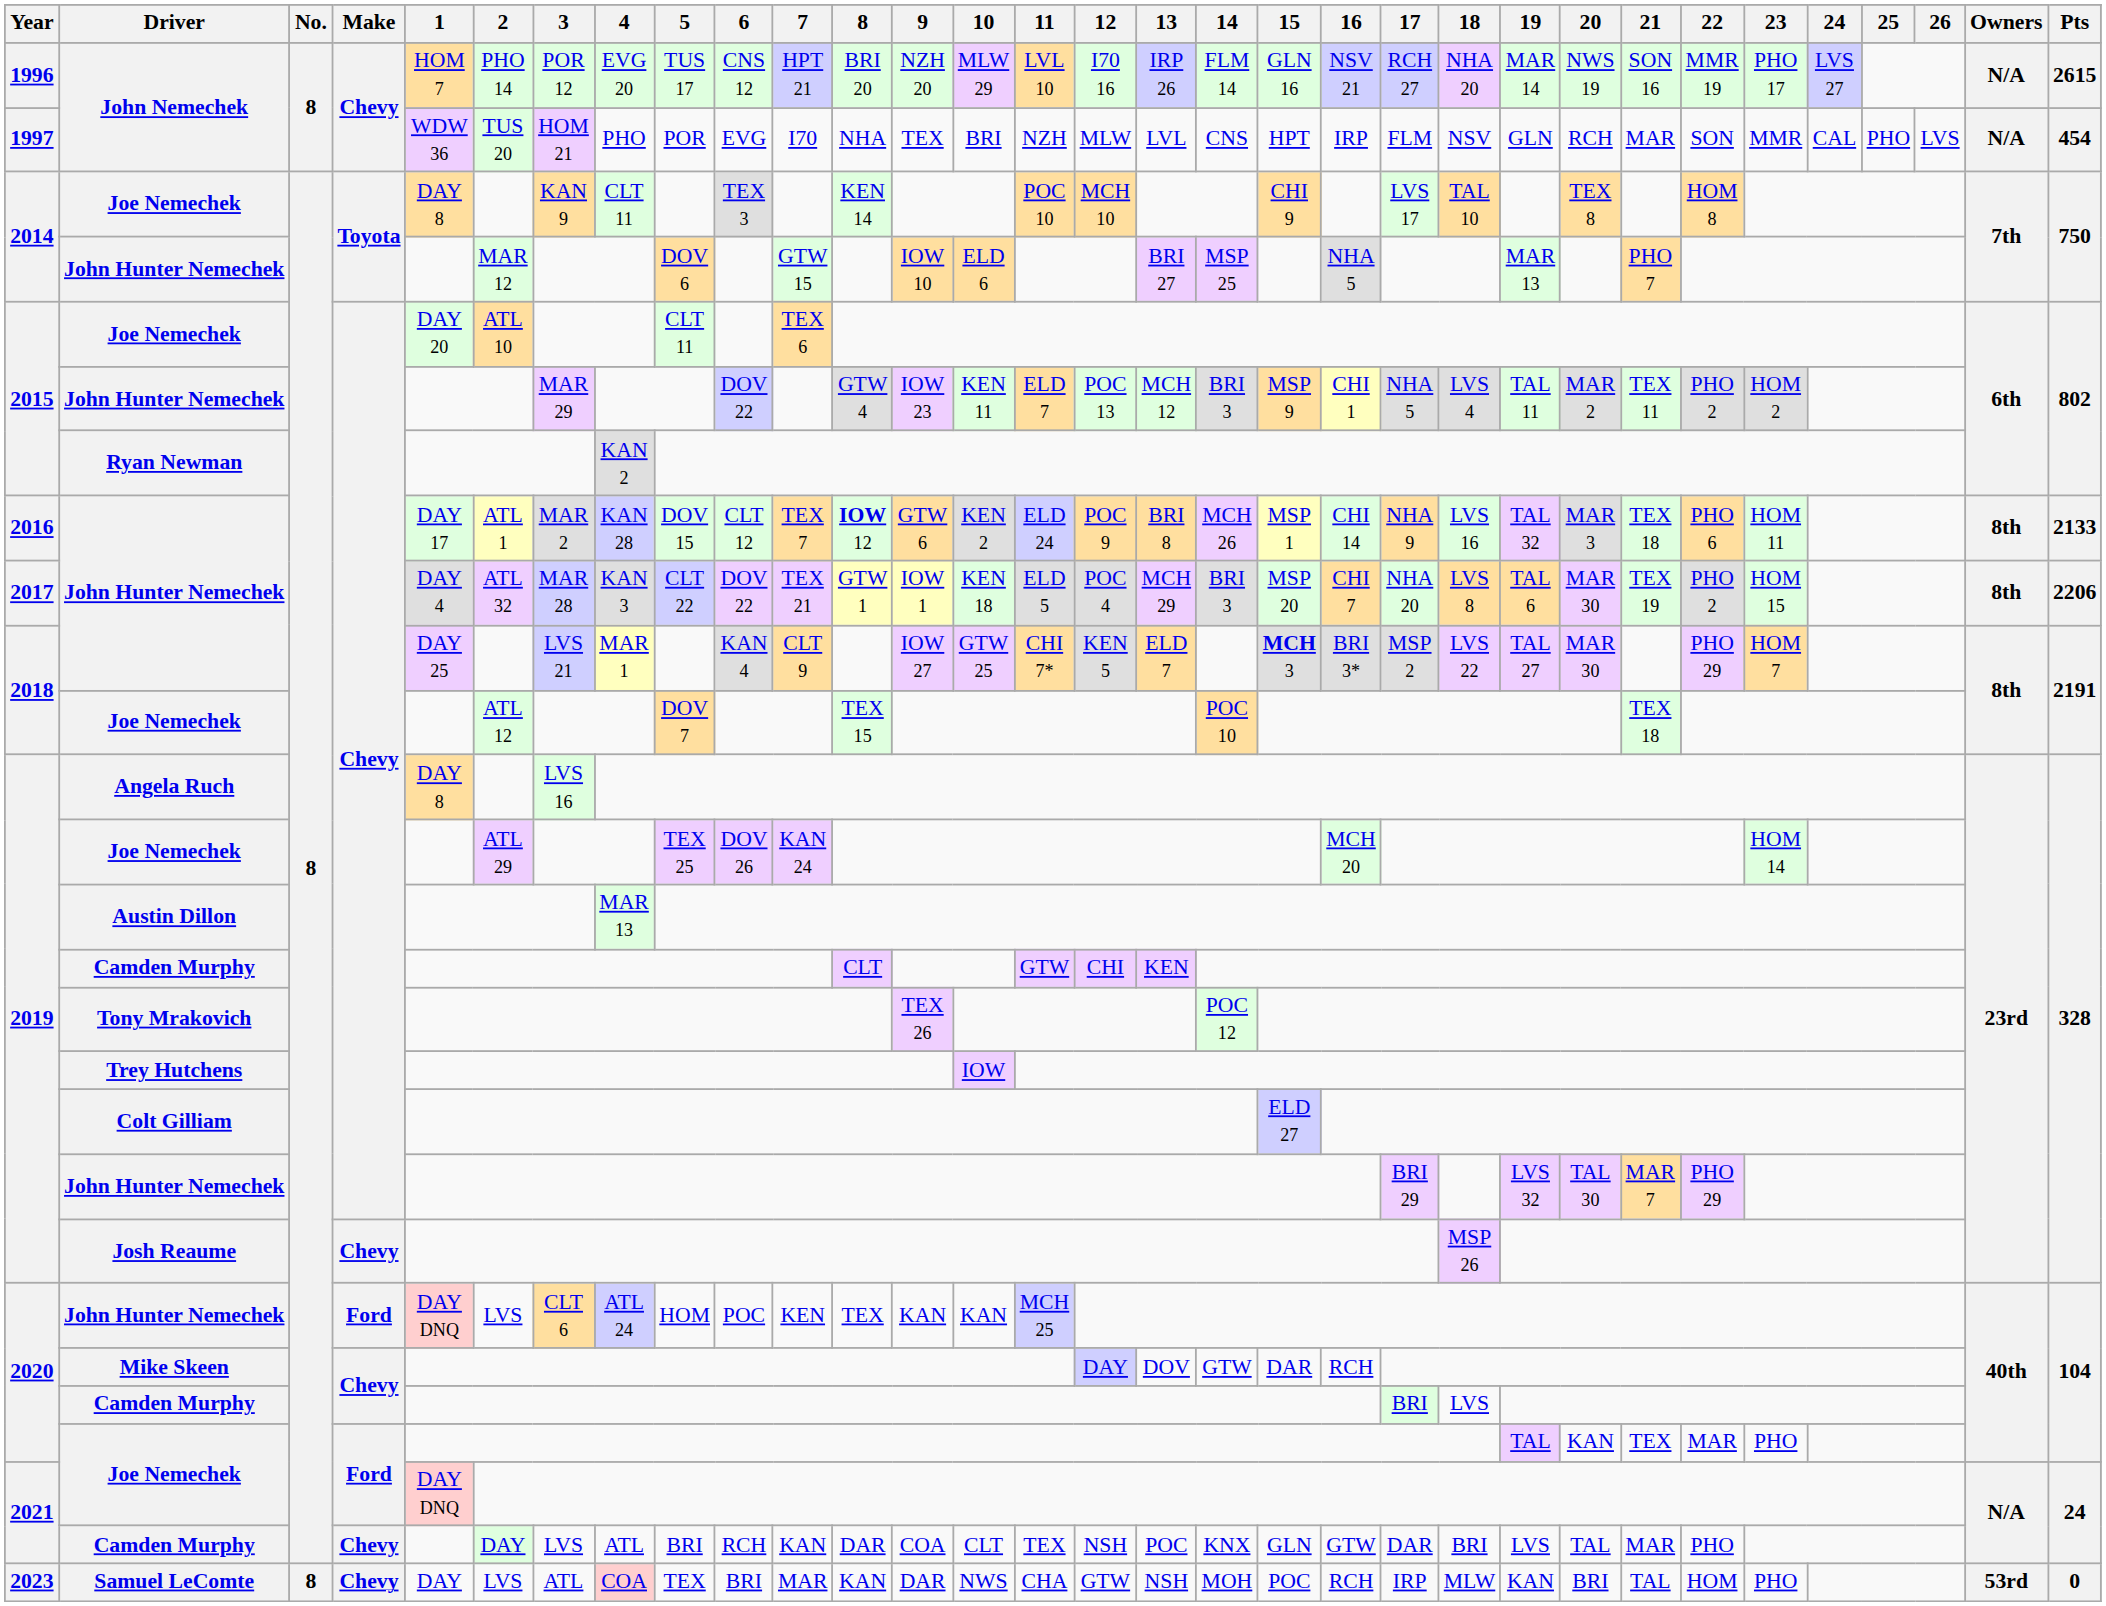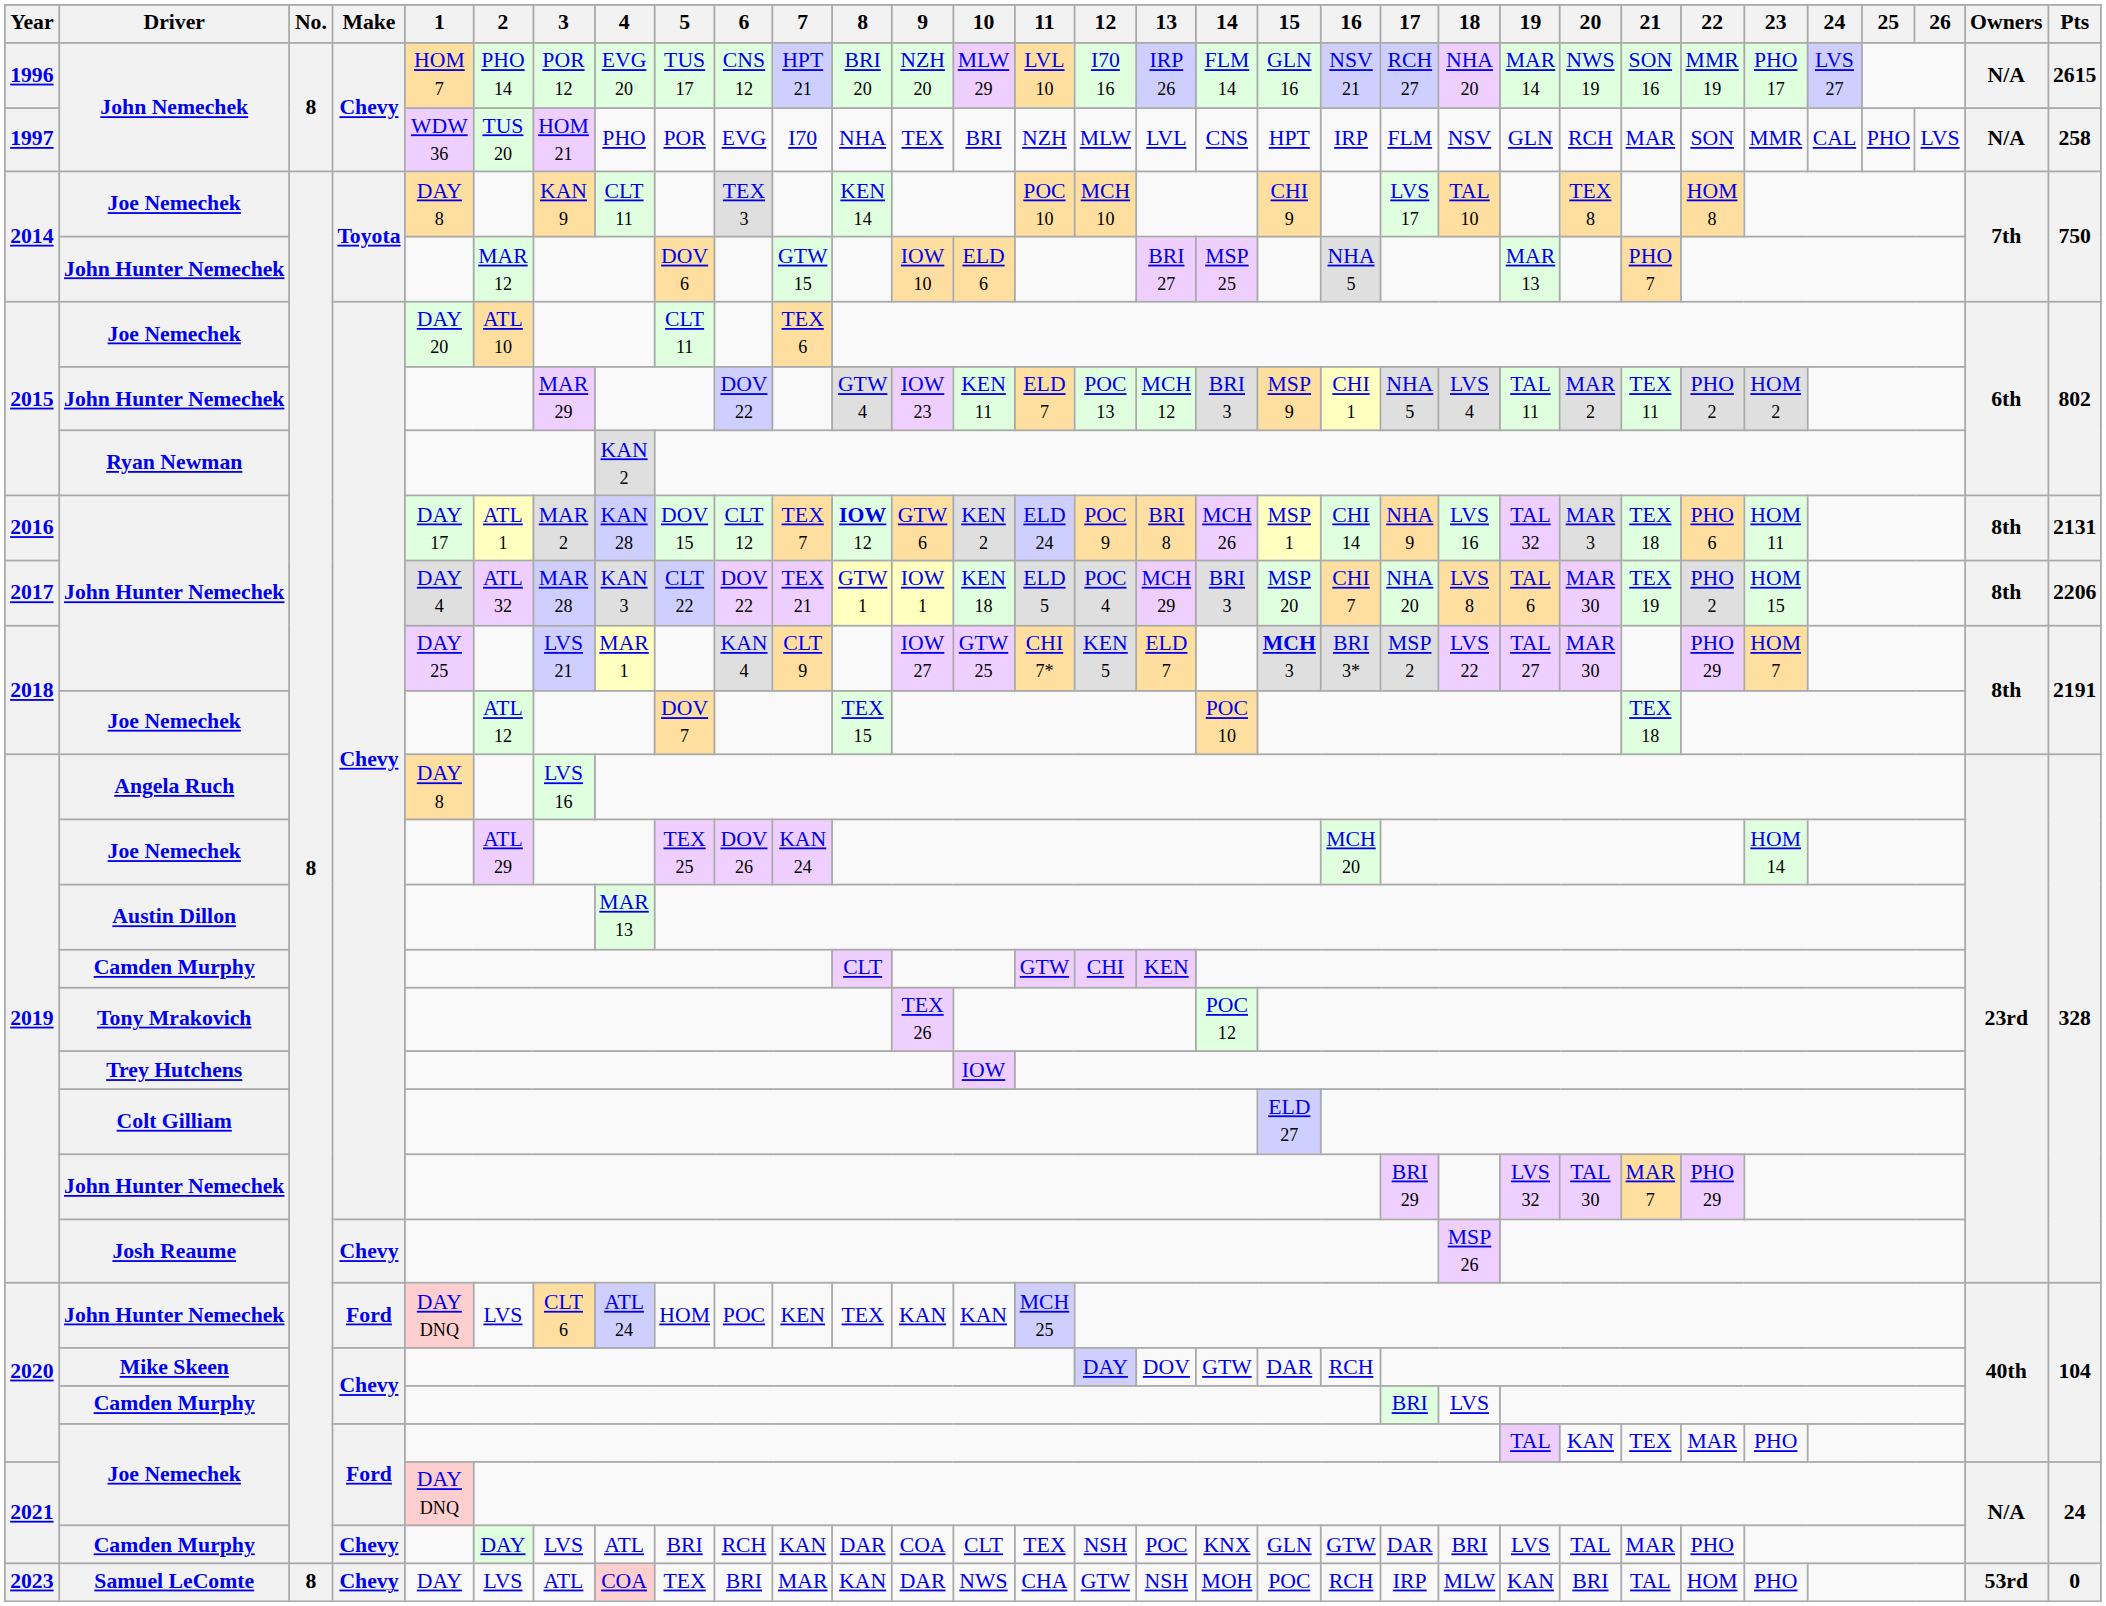(2075, 139) 454 -> (2075, 139) 258
(2075, 527) 2133 -> (2075, 527) 2131
